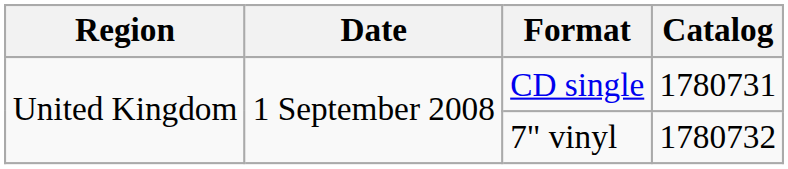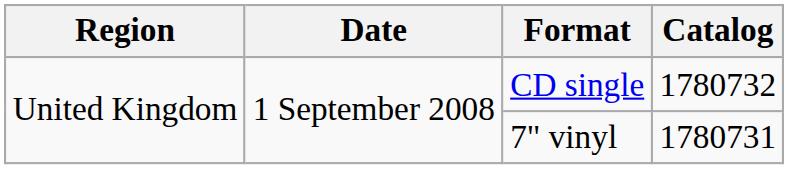(718, 83) 1780731 -> (718, 83) 1780732
(718, 136) 1780732 -> (718, 136) 1780731
